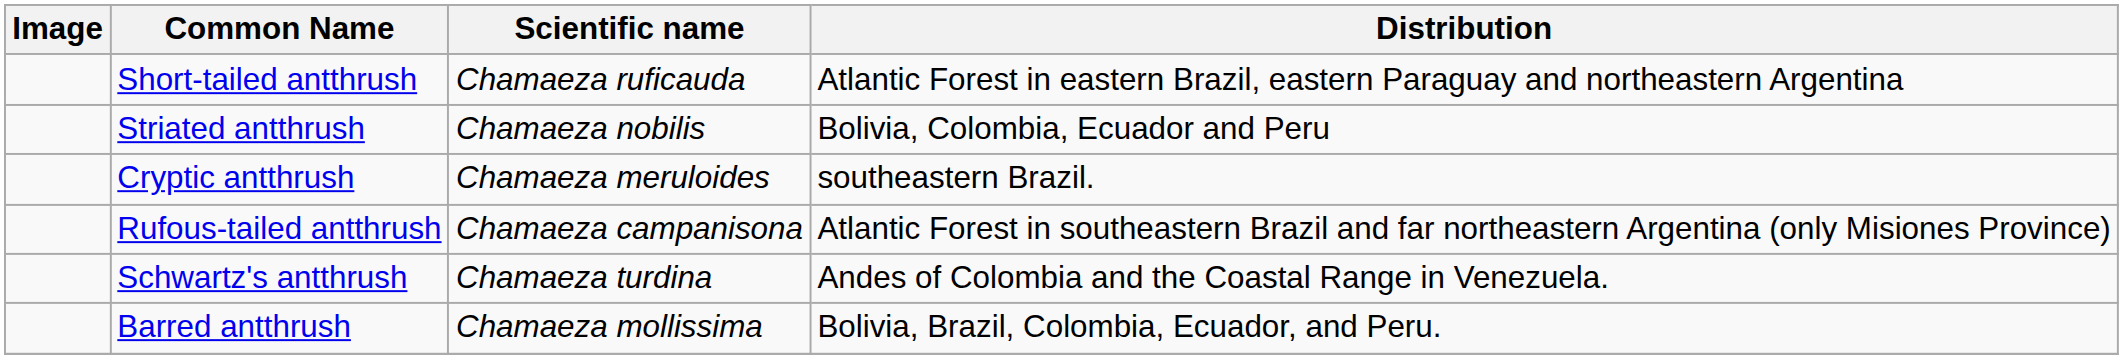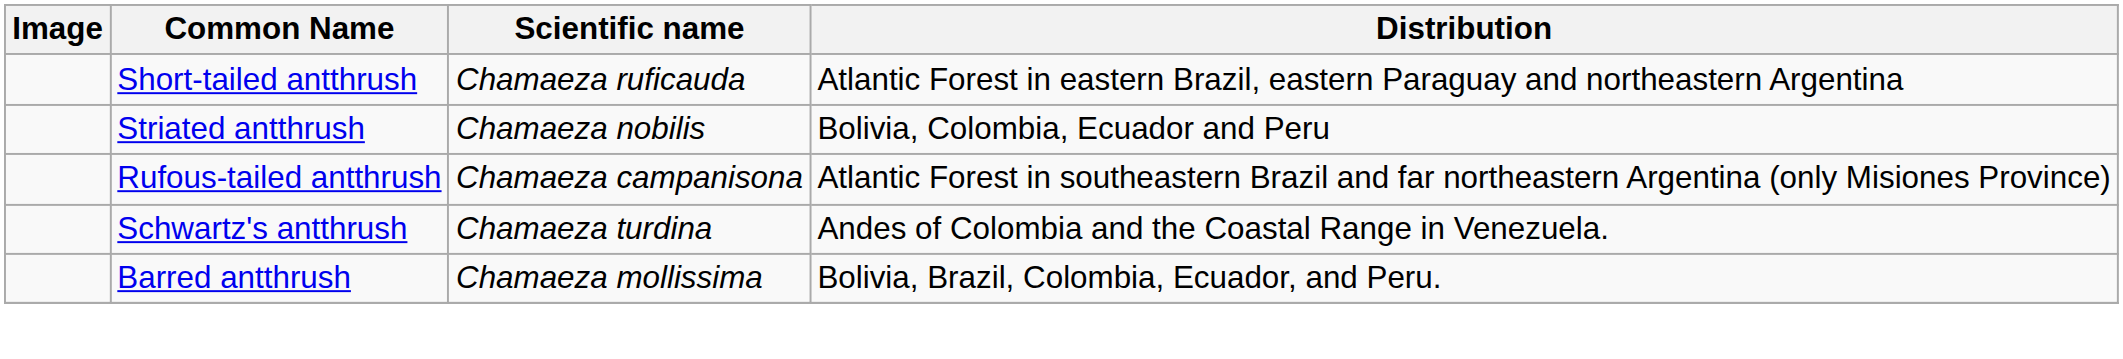- row: (236, 178)
